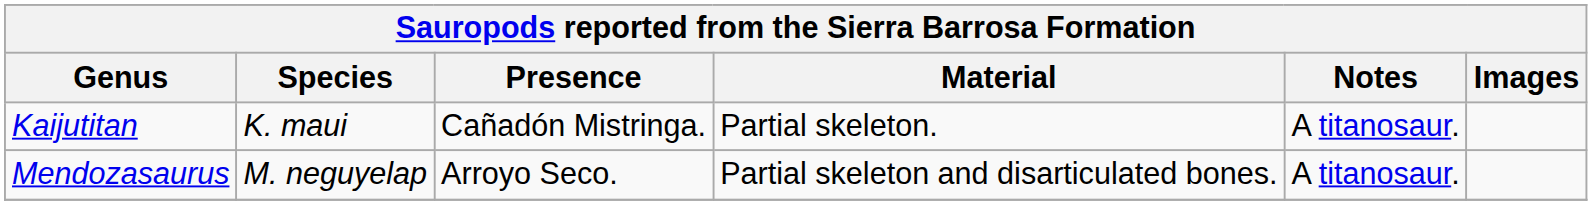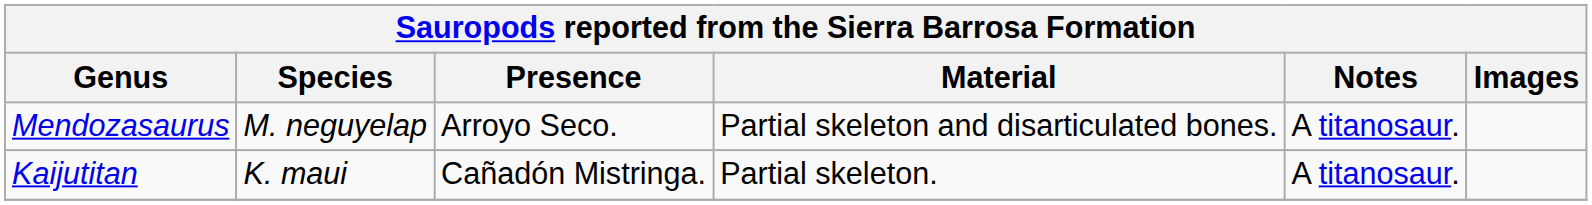rows swapped: (75, 125) <-> (121, 174)
